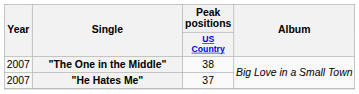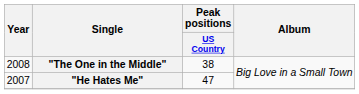(18, 64) 2007 -> (18, 64) 2008
(208, 81) 37 -> (208, 81) 47
